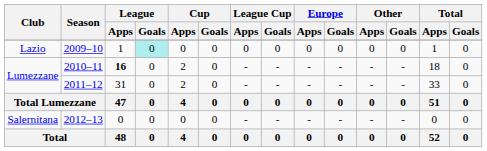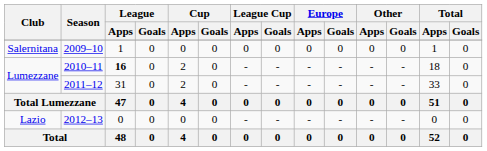(33, 48) Lazio -> (33, 48) Salernitana
(152, 48) paleturquoise background -> (152, 48) no background
(33, 119) Salernitana -> (33, 119) Lazio
